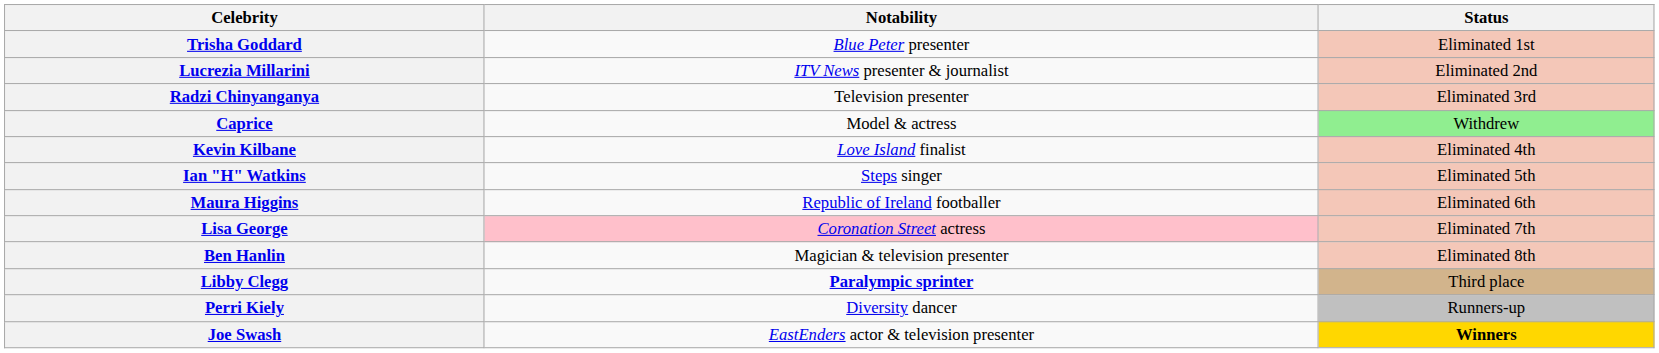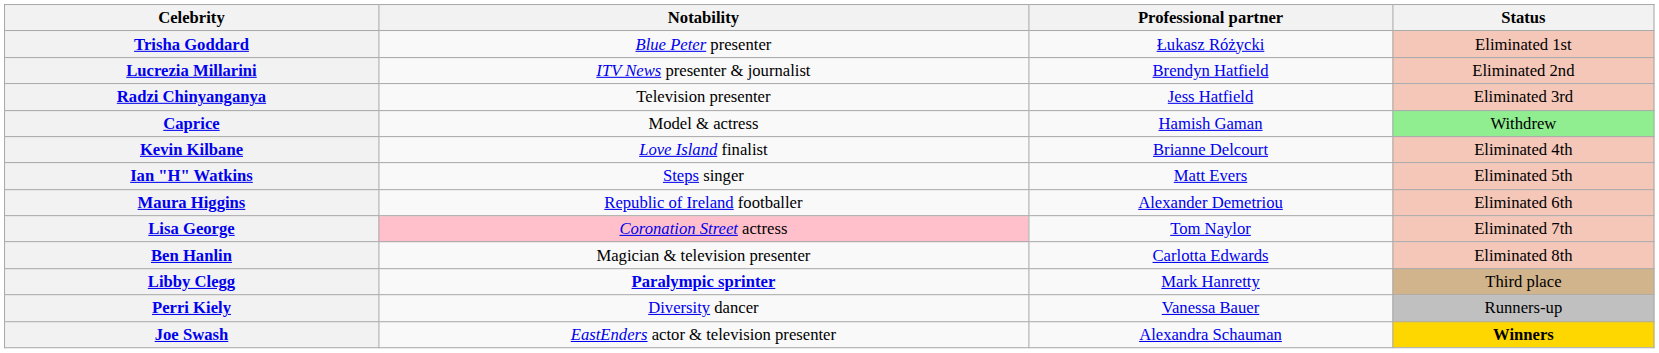+ column: (1211, 17)
